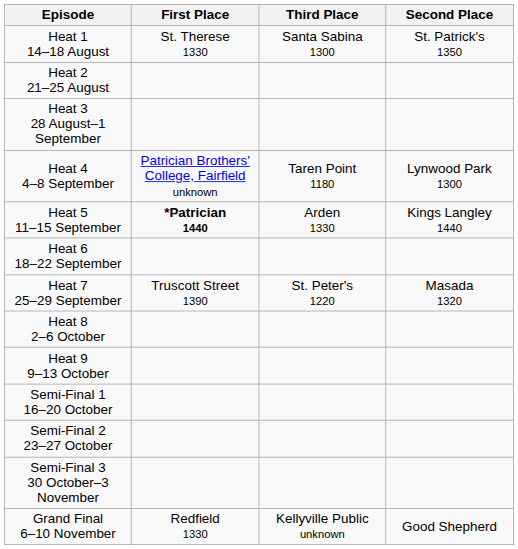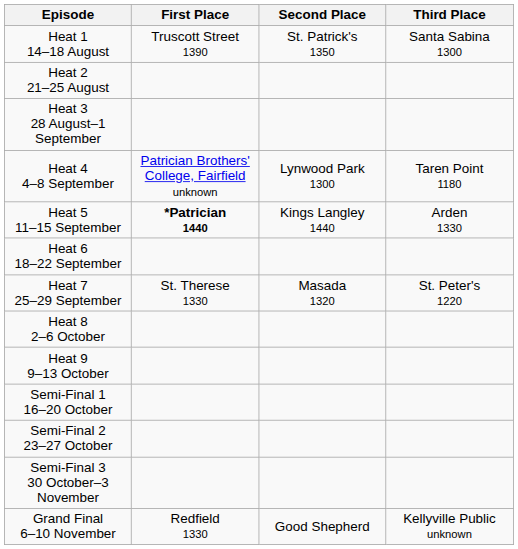columns swapped: (449, 15) <-> (322, 15)
(195, 44) St. Therese 1330 -> (195, 44) Truscott Street 1390
(195, 292) Truscott Street 1390 -> (195, 292) St. Therese 1330
